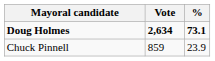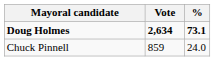(196, 47) 23.9 -> (196, 47) 24.0
